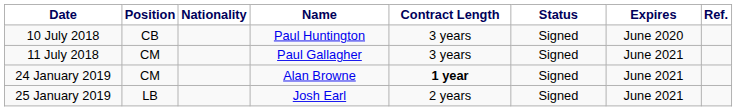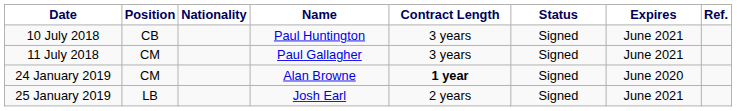(653, 35) June 2020 -> (653, 35) June 2021
(653, 76) June 2021 -> (653, 76) June 2020
